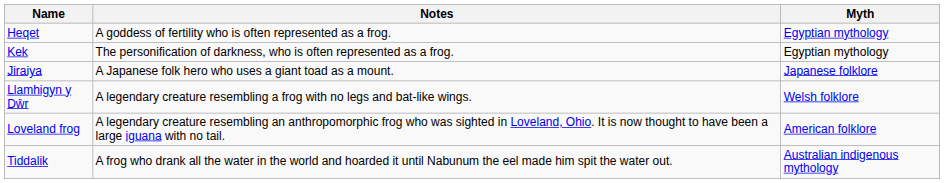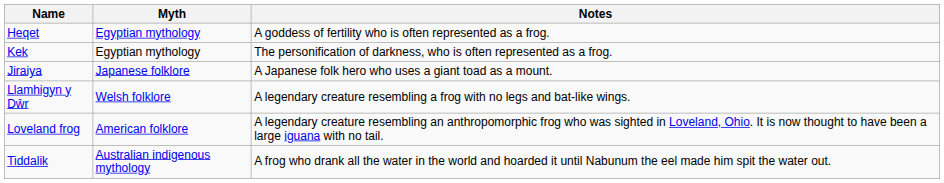columns swapped: (860, 14) <-> (437, 14)
